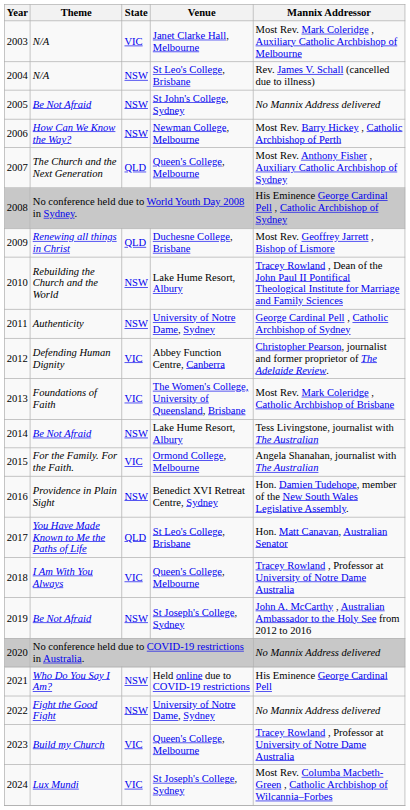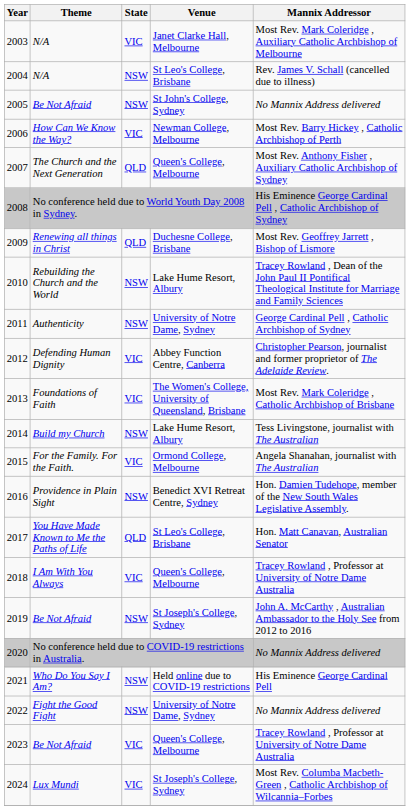(136, 133) NSW -> (134, 133) VIC
(62, 433) Be Not Afraid -> (69, 433) Build my Church
(69, 744) Build my Church -> (62, 744) Be Not Afraid
